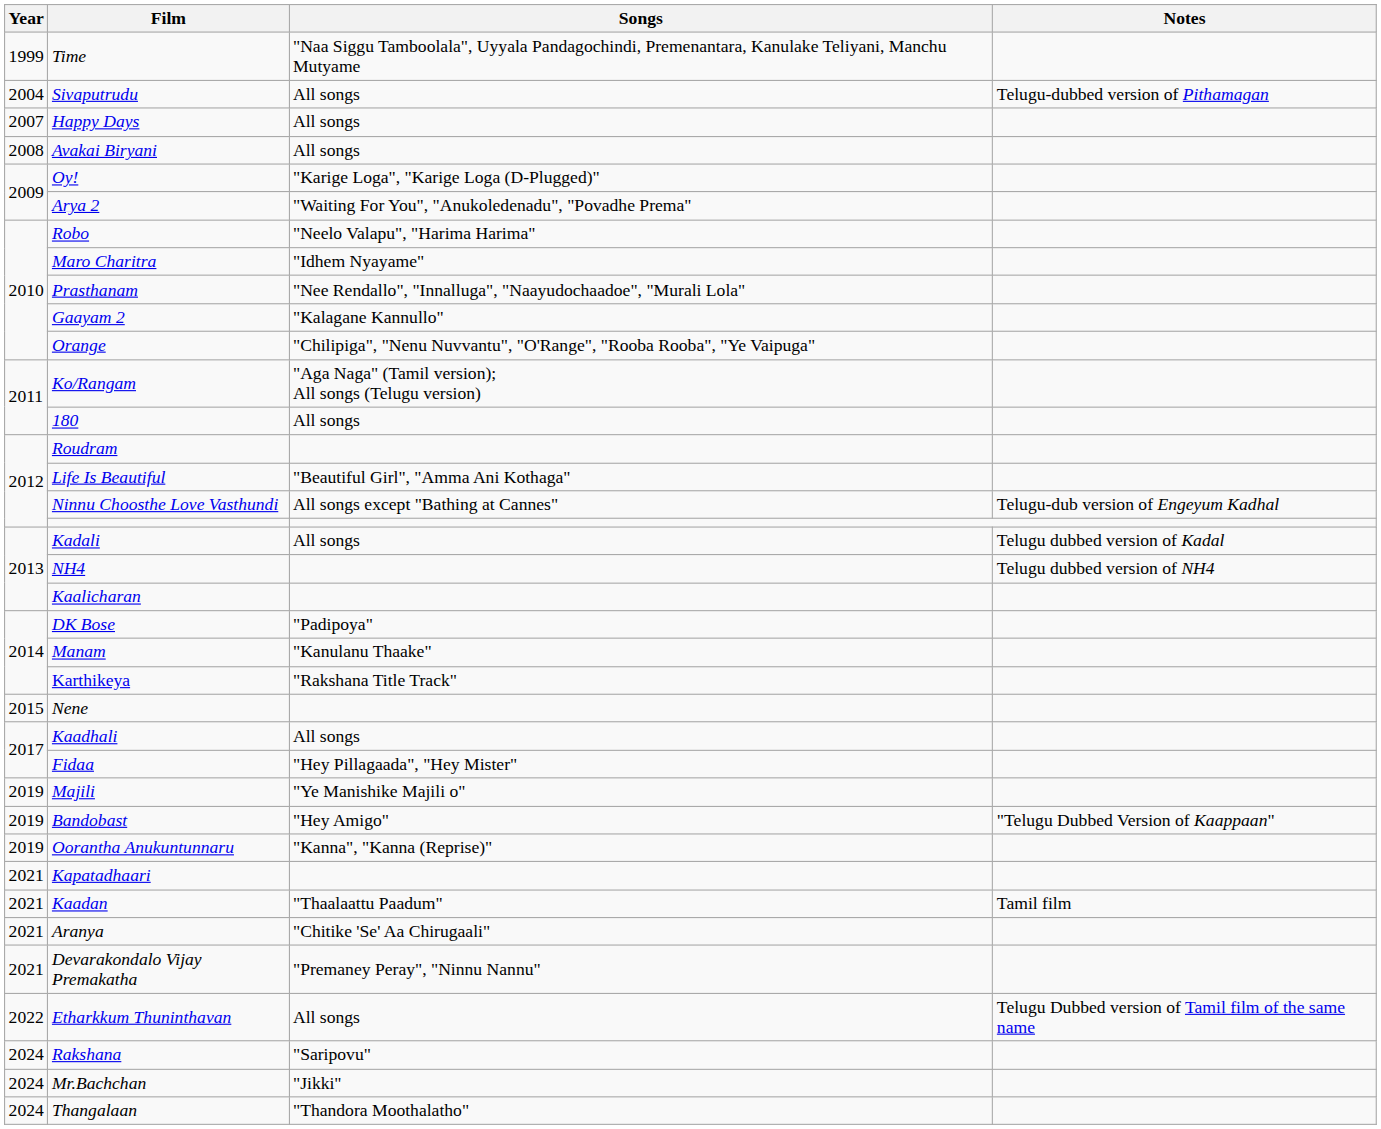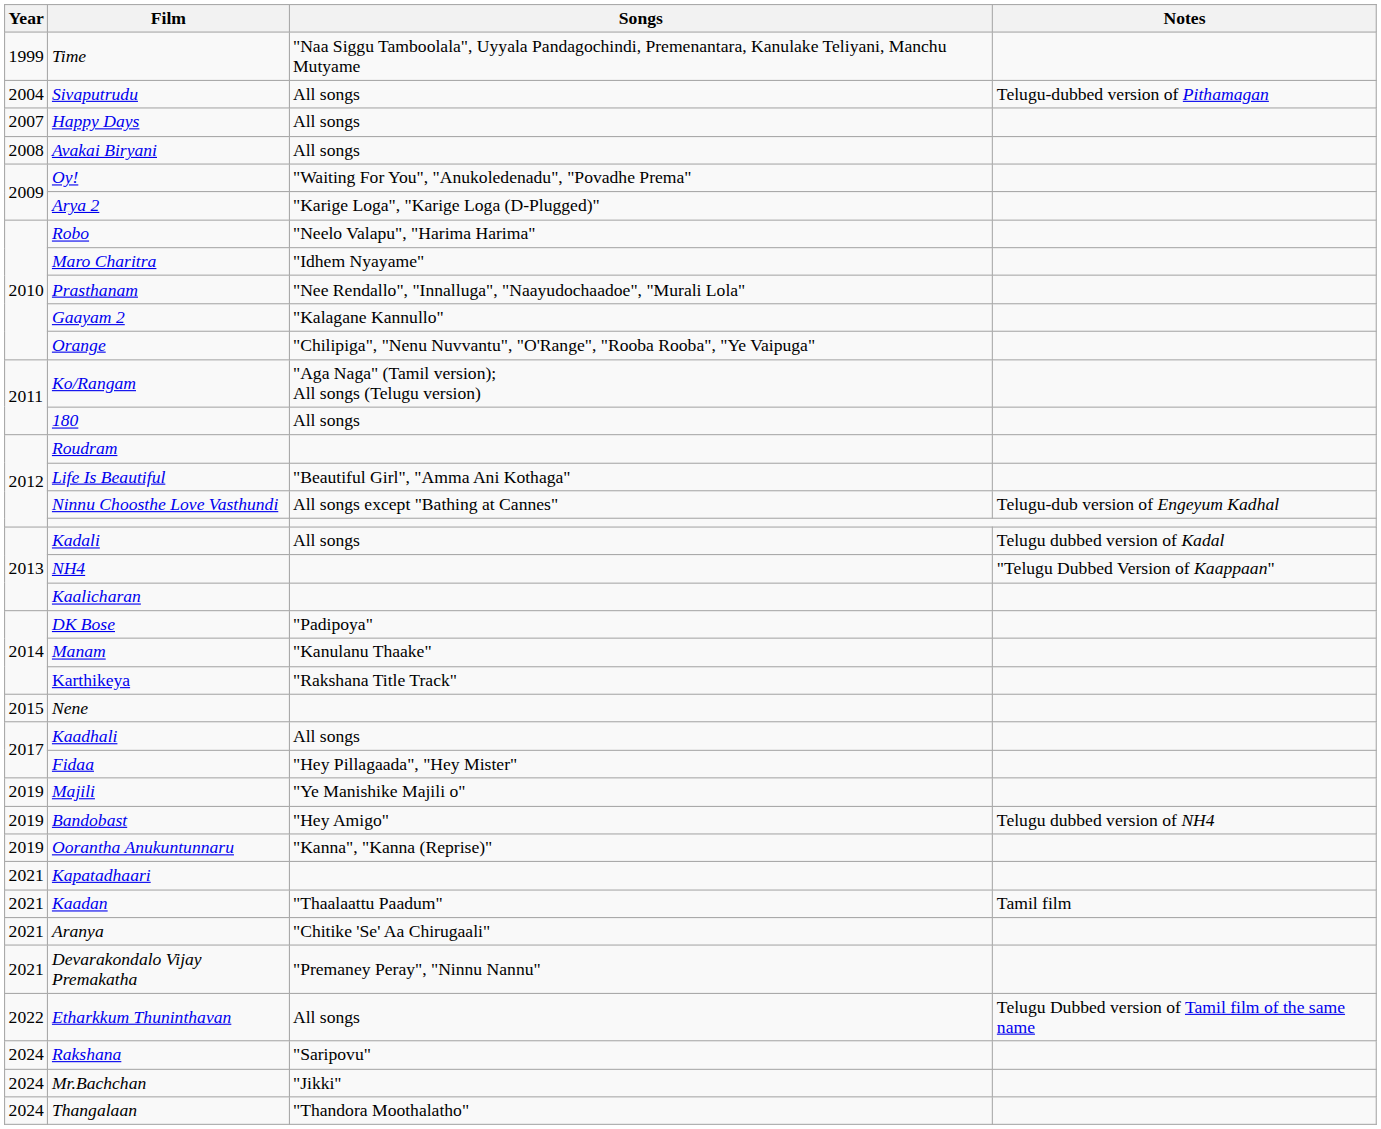(446, 177) "Karige Loga", "Karige Loga (D-Plugged)" -> (492, 177) "Waiting For You", "Anukoledenadu", "Povadhe Prema"
(492, 205) "Waiting For You", "Anukoledenadu", "Povadhe Prema" -> (446, 205) "Karige Loga", "Karige Loga (D-Plugged)"
(1106, 568) Telugu dubbed version of NH4 -> (1136, 568) "Telugu Dubbed Version of Kaappaan"
(1136, 819) "Telugu Dubbed Version of Kaappaan" -> (1106, 819) Telugu dubbed version of NH4
